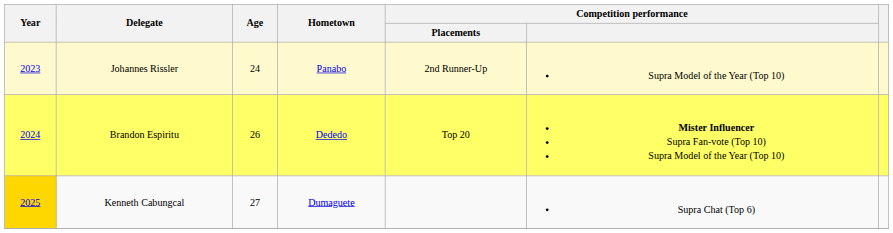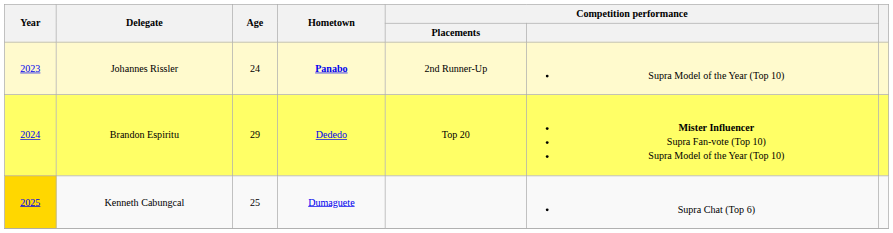(331, 69) normal -> (331, 69) bold
(255, 135) 26 -> (255, 135) 29
(255, 202) 27 -> (255, 202) 25
